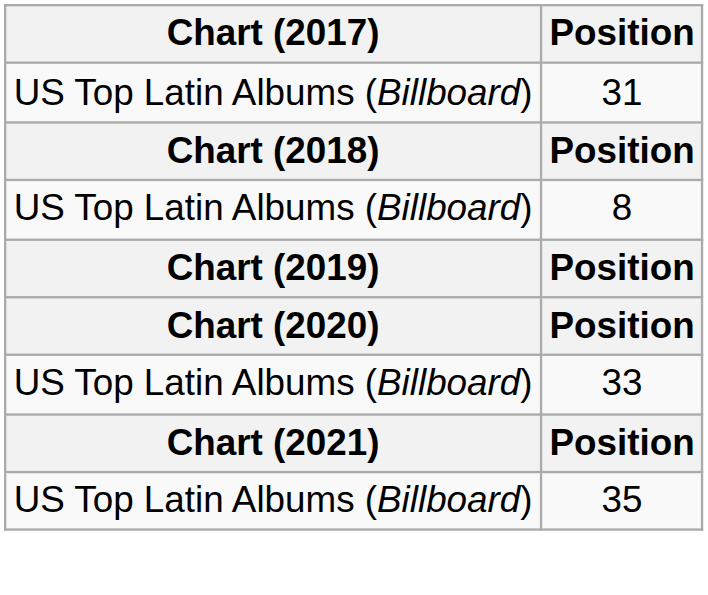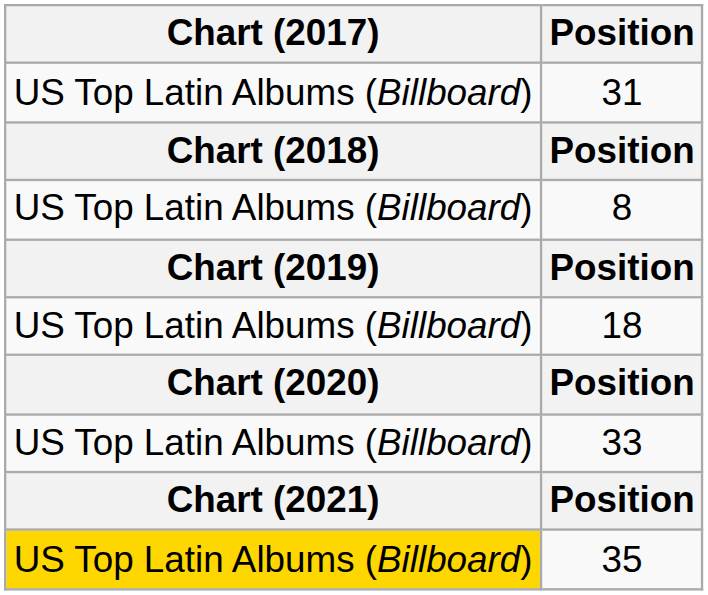+ row: (622, 325)
(273, 500) no background -> (273, 558) gold background
